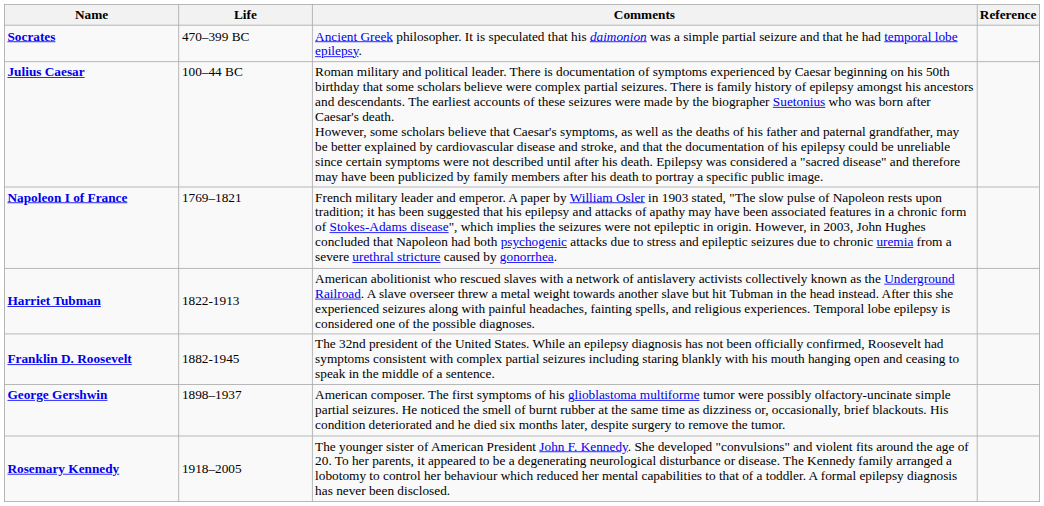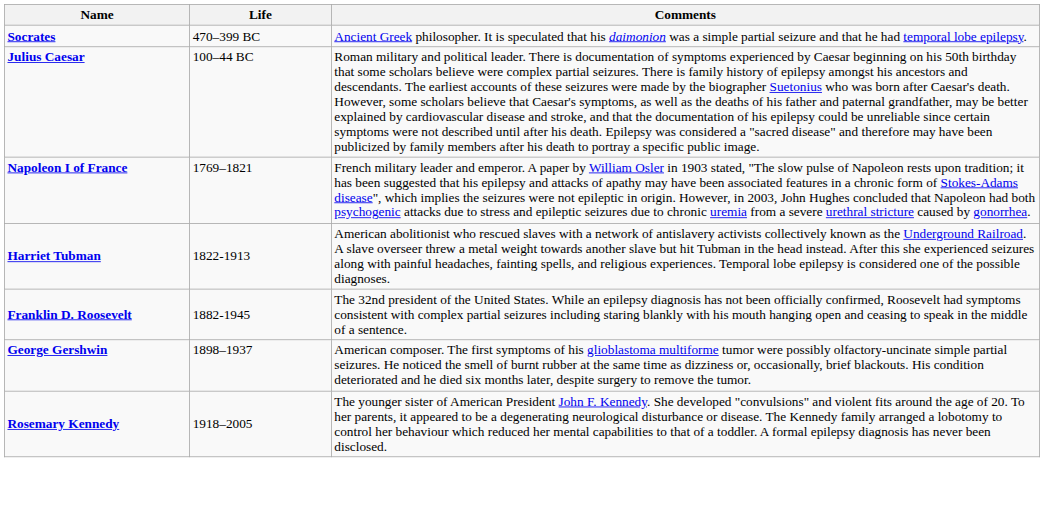- column: (1008, 15)
